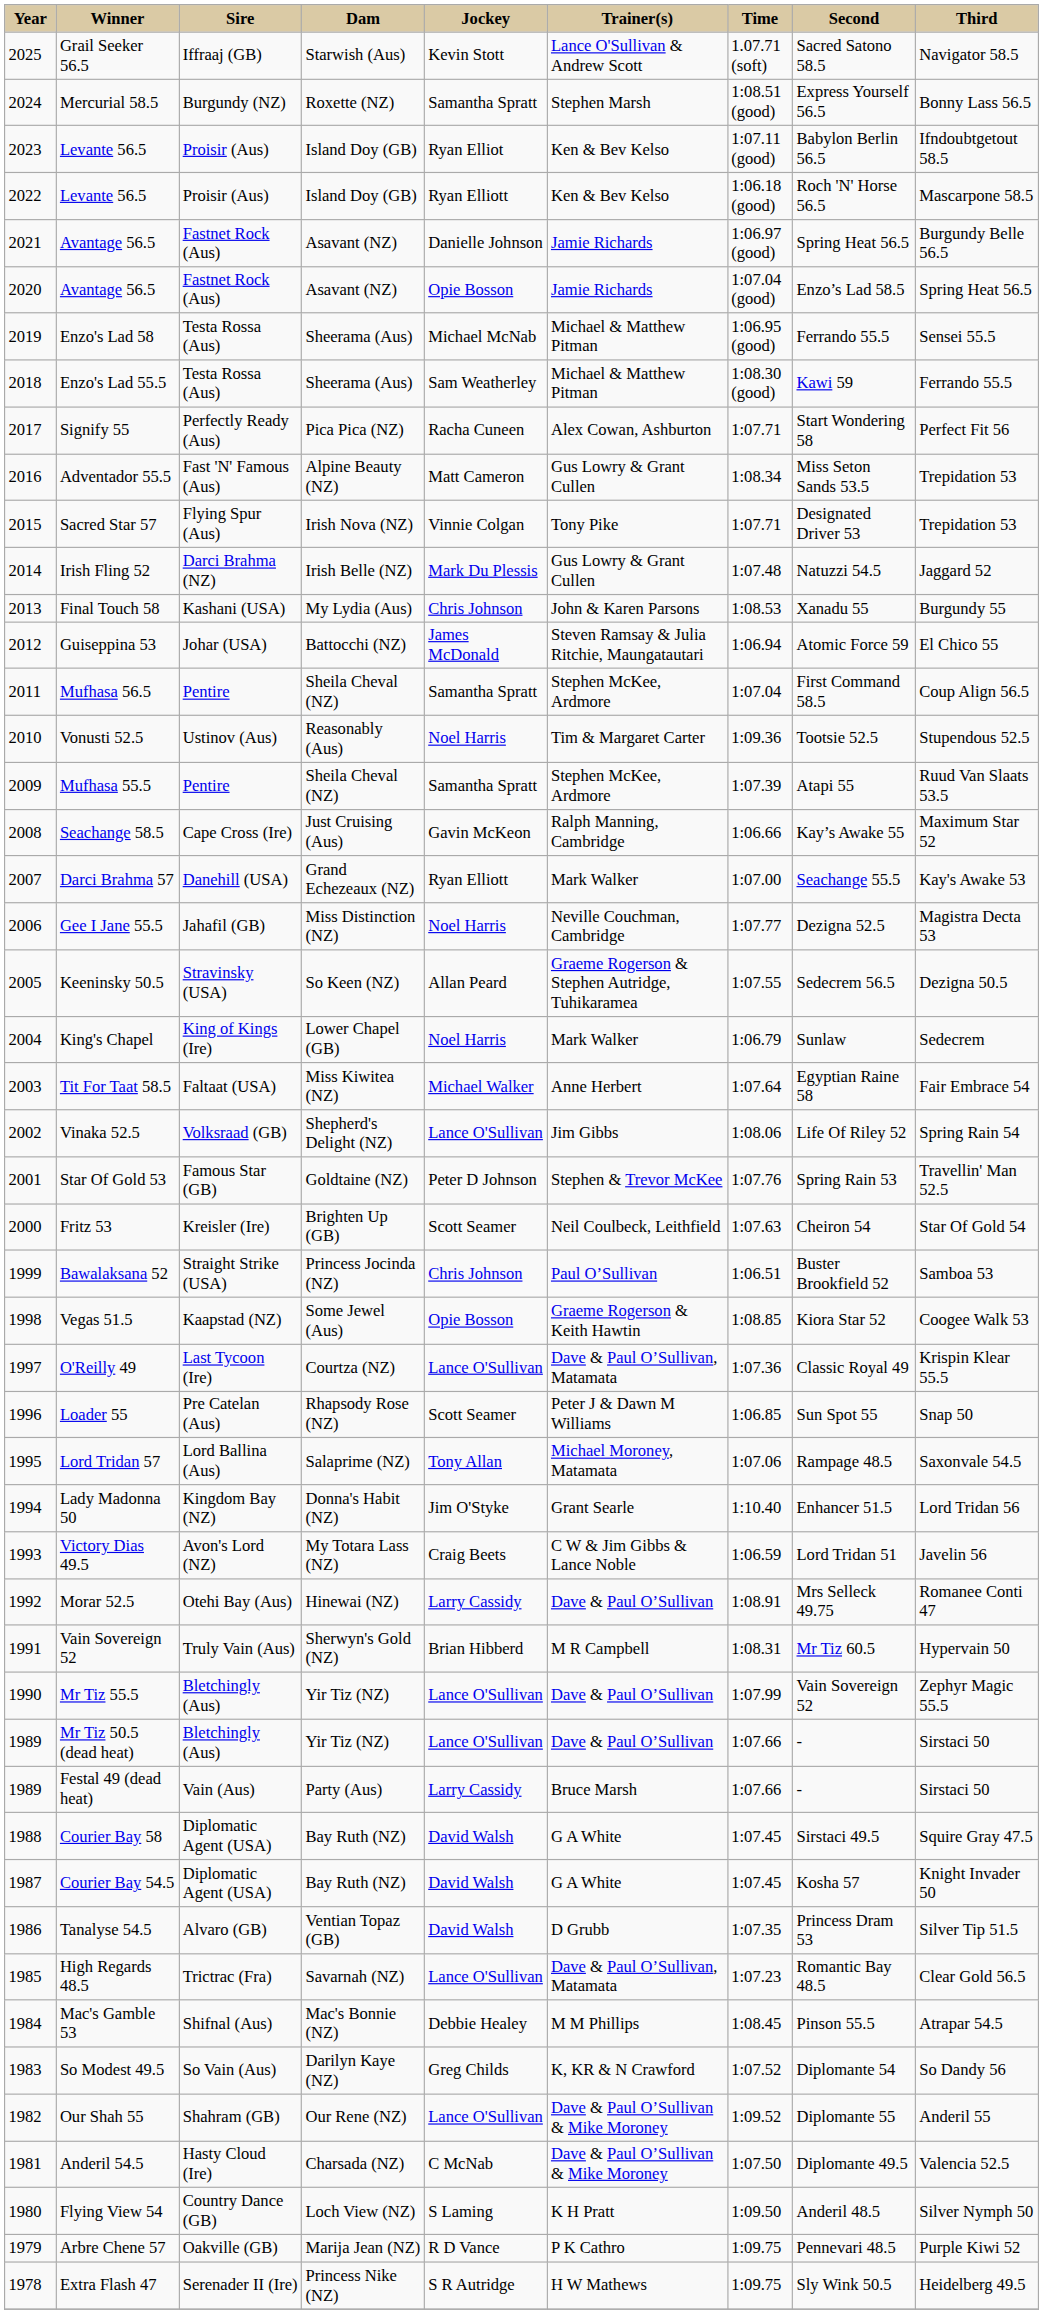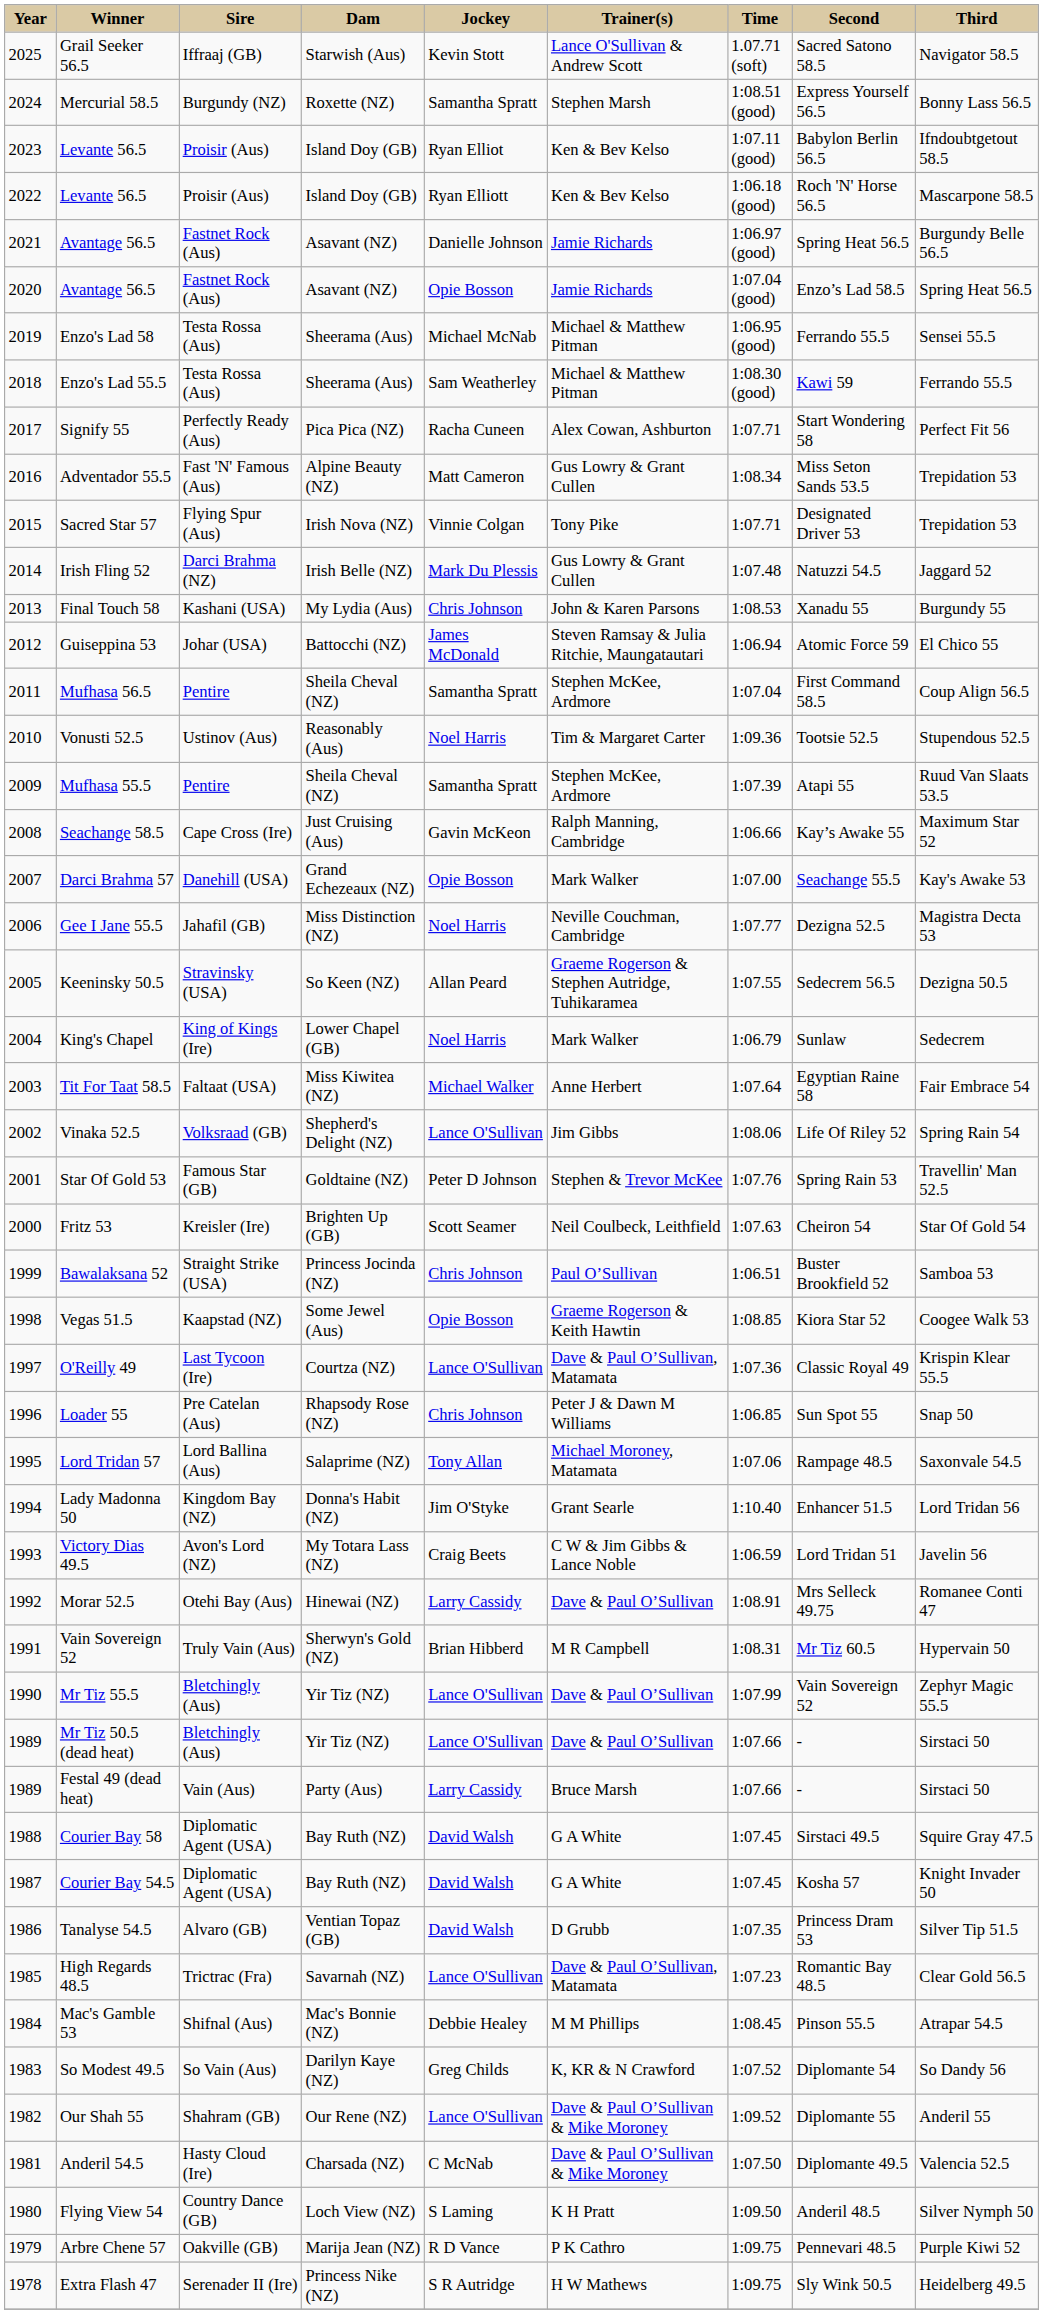(468, 879) Ryan Elliott -> (471, 879) Opie Bosson
(472, 1414) Scott Seamer -> (475, 1414) Chris Johnson
